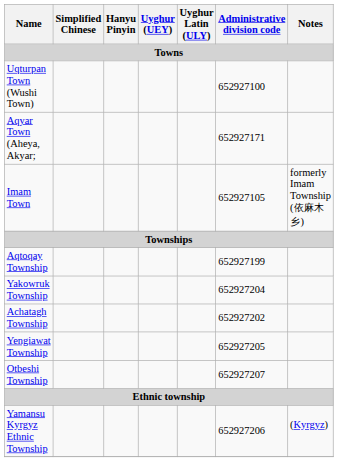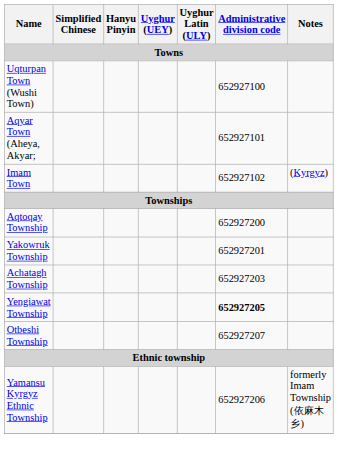(242, 138) 652927171 -> (242, 138) 652927101
(242, 197) 652927105 -> (242, 178) 652927102
(310, 197) formerly Imam Township (依麻木乡) -> (309, 172) (Kyrgyz)
(242, 261) 652927199 -> (242, 222) 652927200
(242, 290) 652927204 -> (242, 251) 652927201
(242, 318) 652927202 -> (242, 279) 652927203
(242, 346) normal -> (242, 307) bold
(309, 425) (Kyrgyz) -> (310, 399) formerly Imam Township (依麻木乡)
